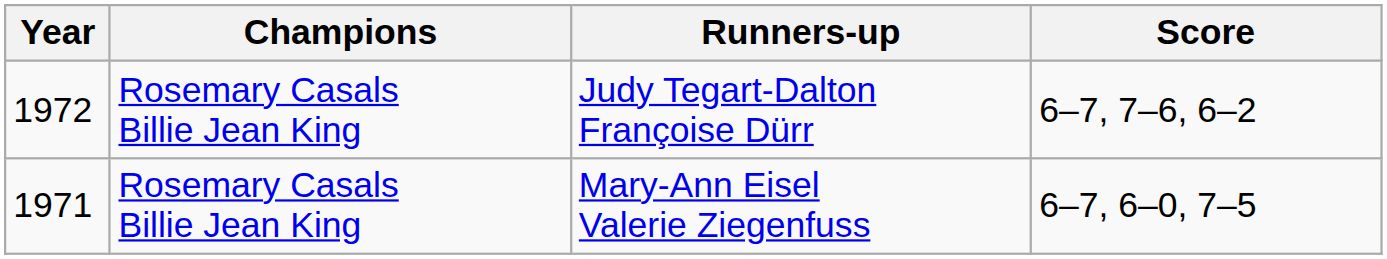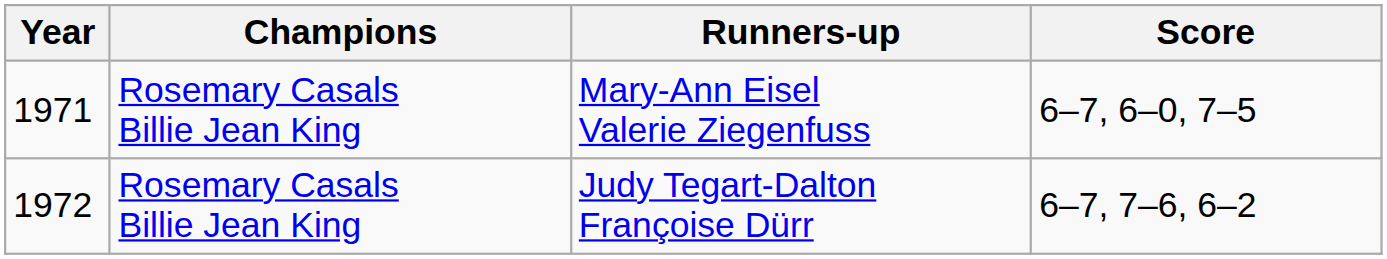rows swapped: (725, 205) <-> (728, 108)
